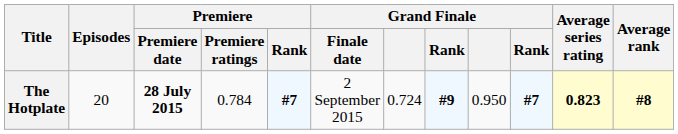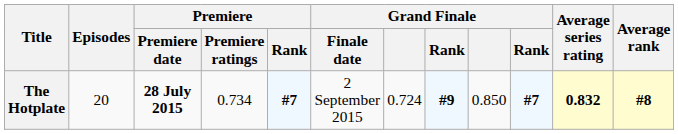(234, 99) 0.784 -> (234, 99) 0.734
(489, 99) 0.950 -> (489, 99) 0.850
(583, 99) 0.823 -> (583, 99) 0.832
